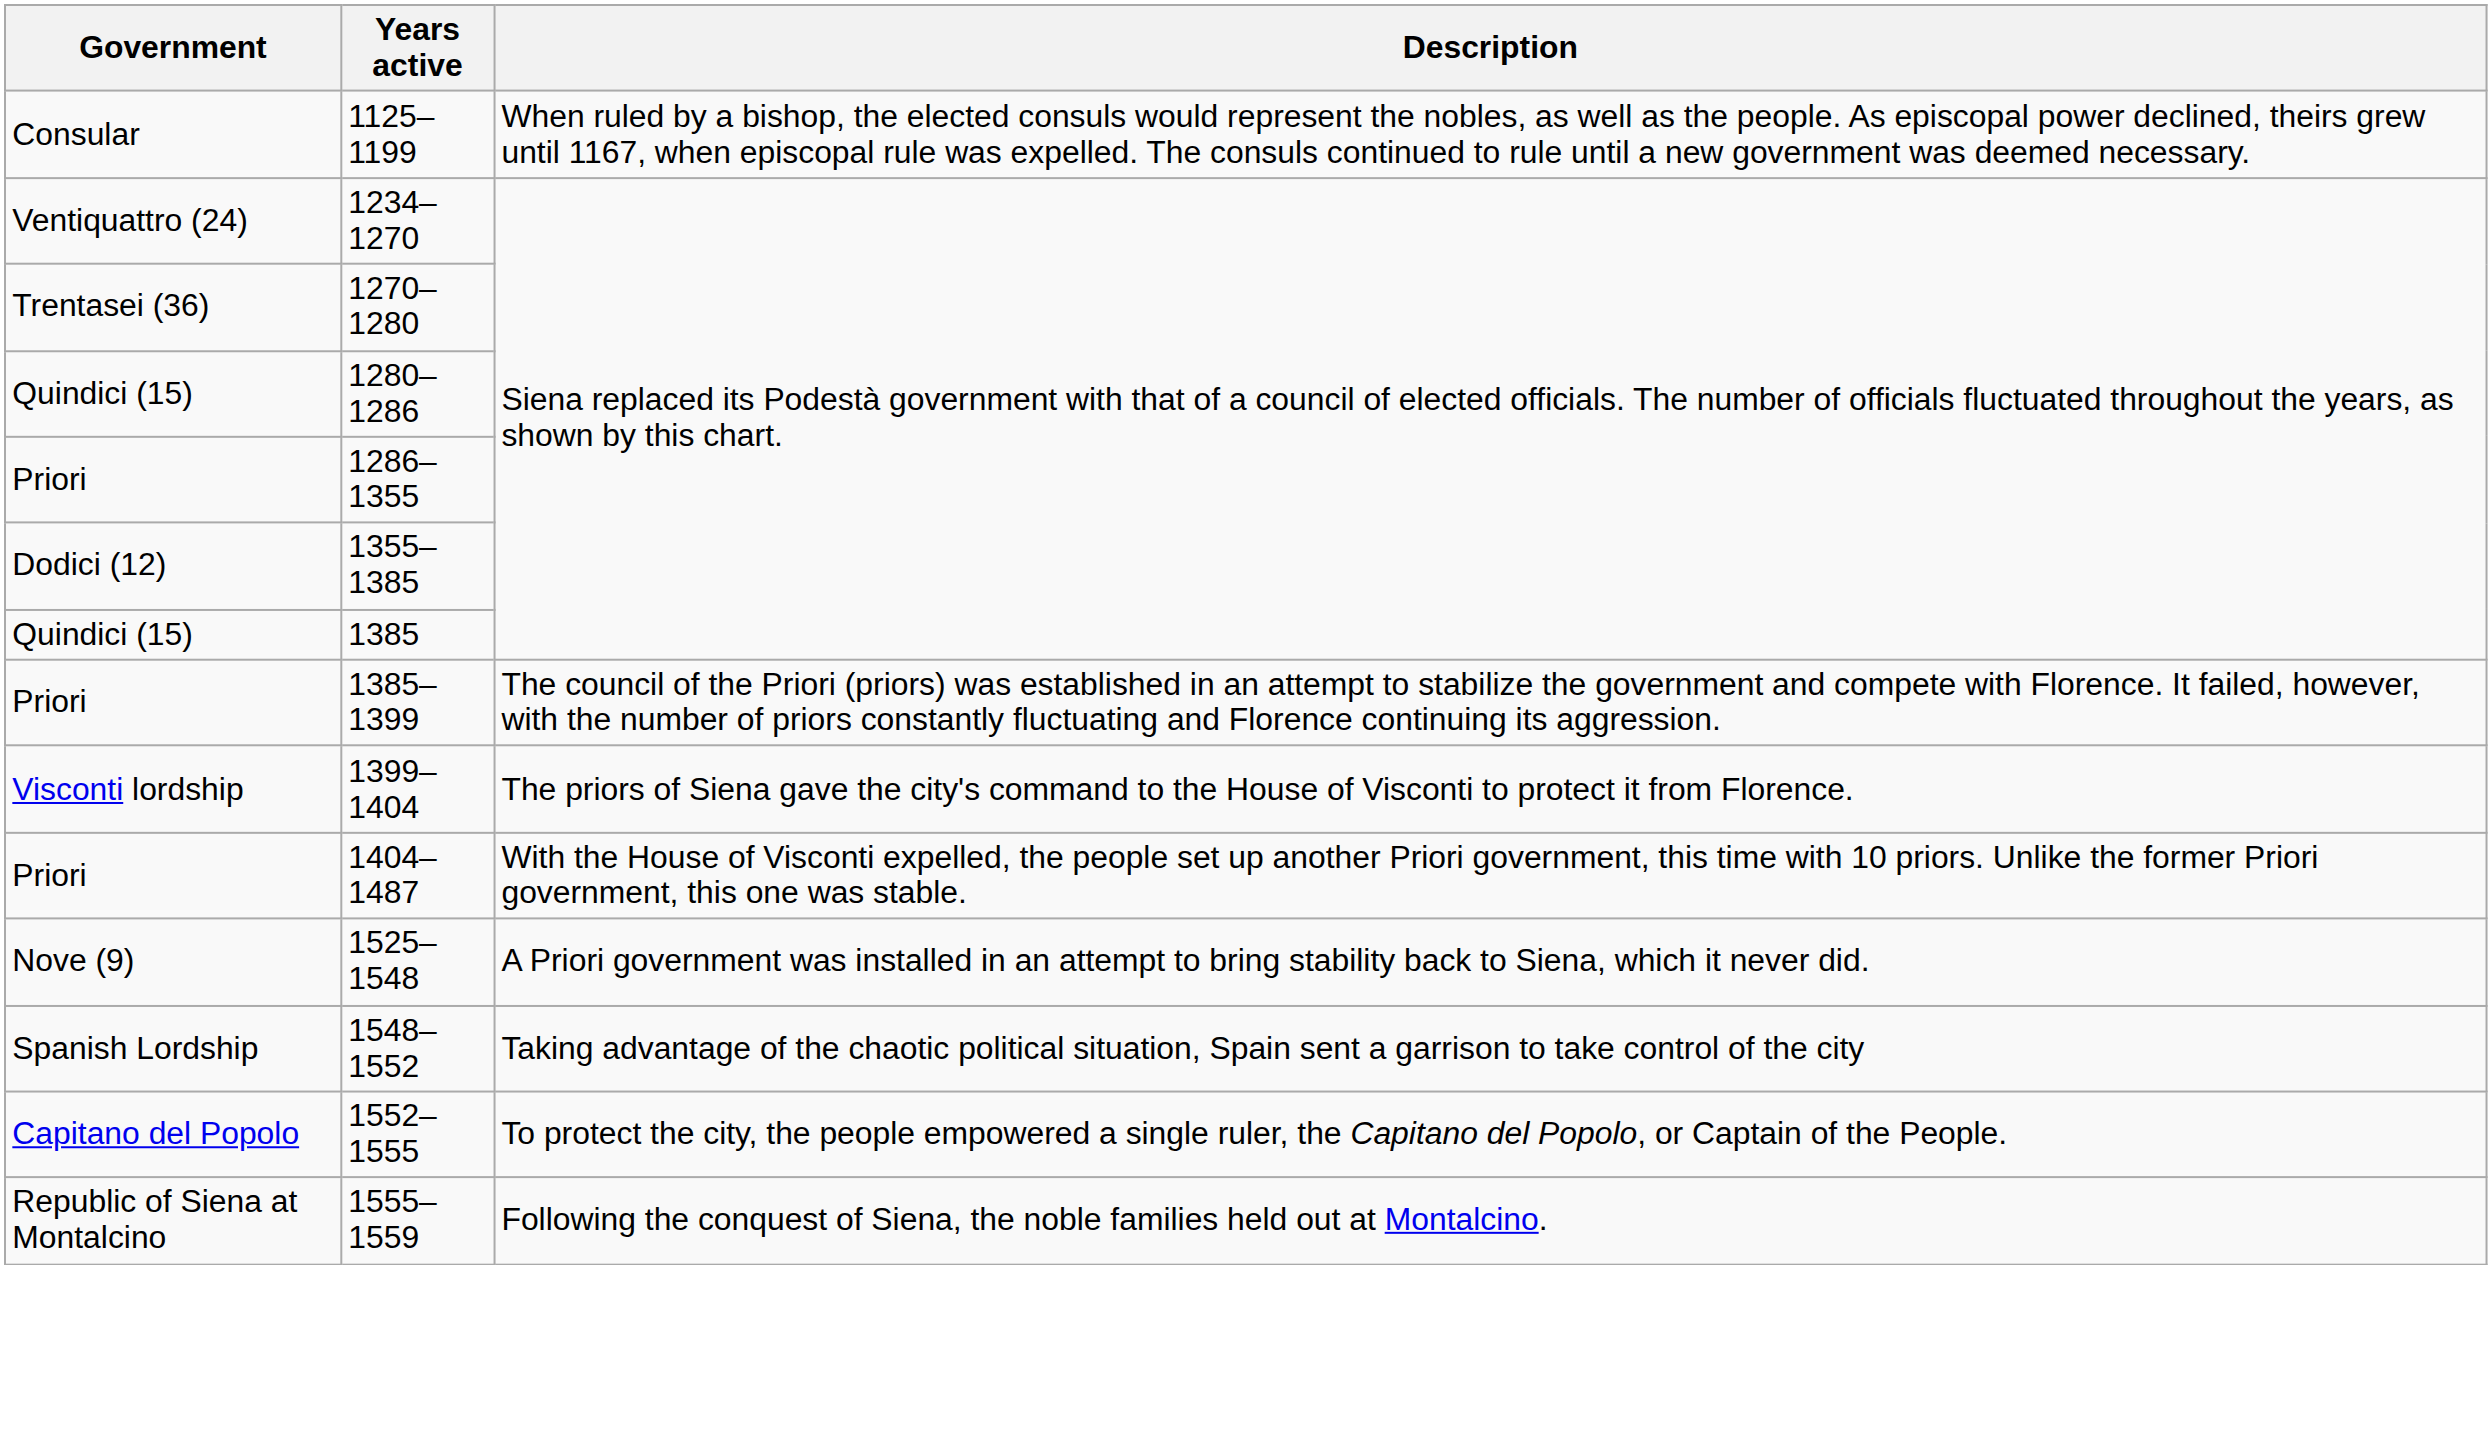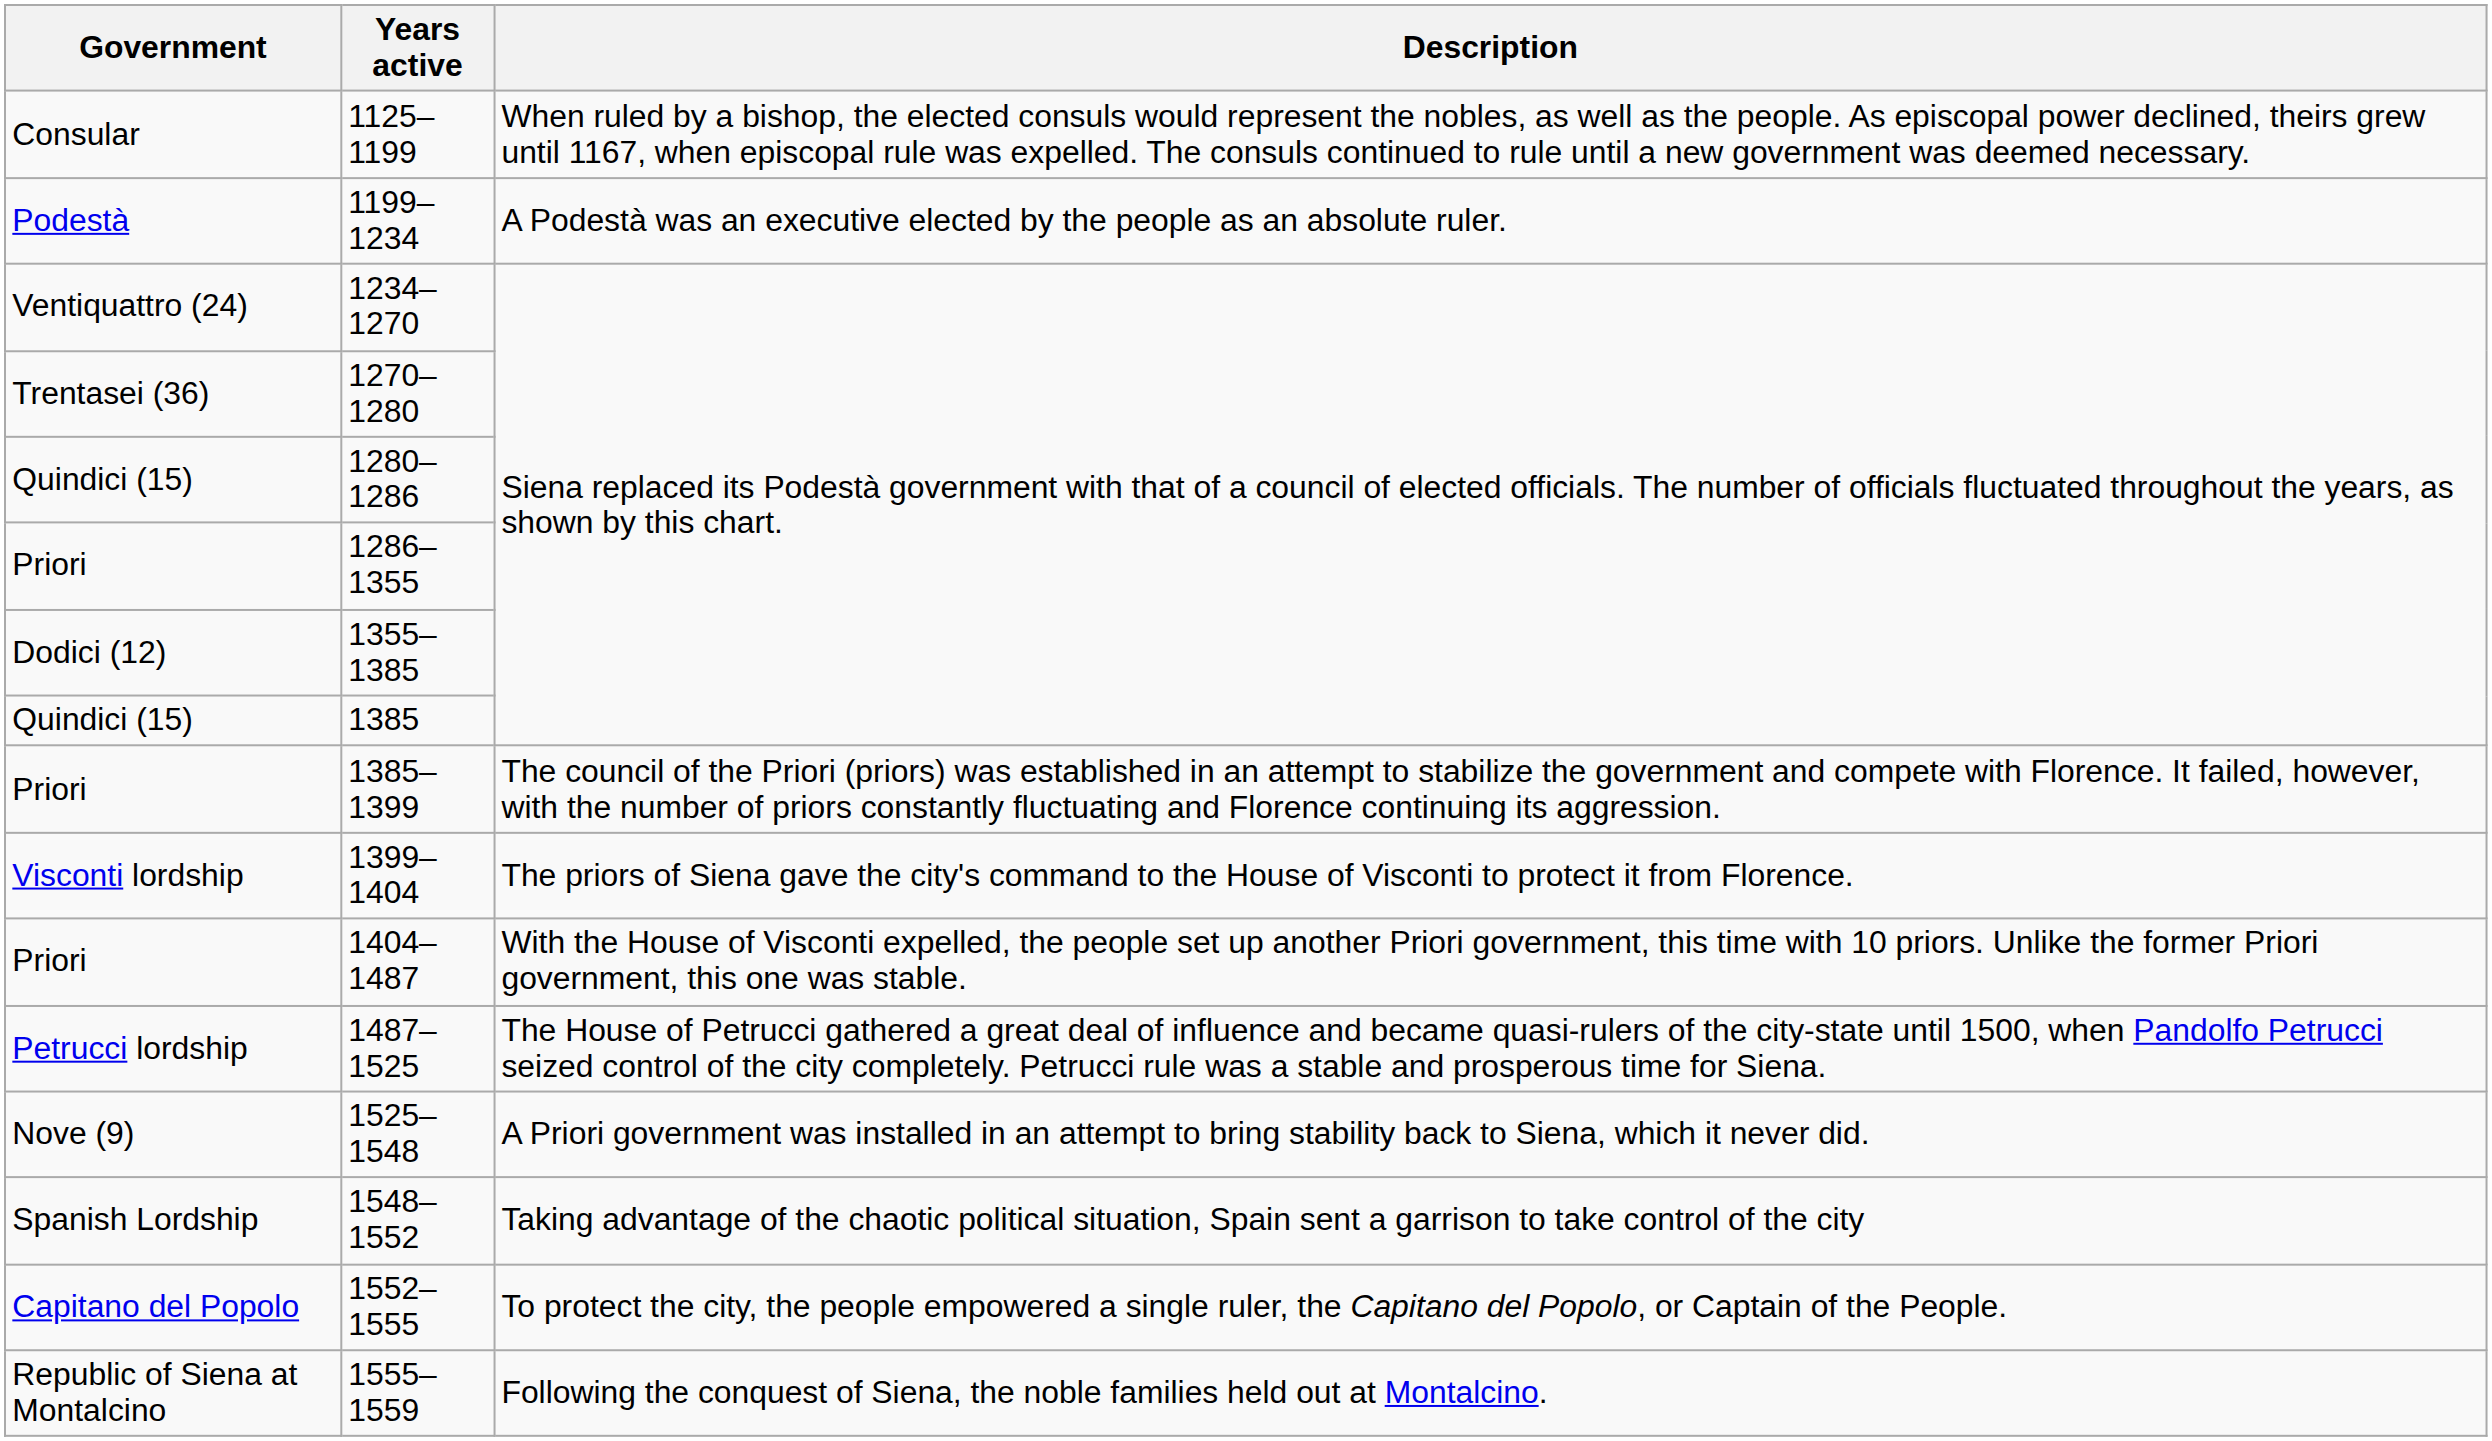+ row: (391, 220)
+ row: (393, 1047)
